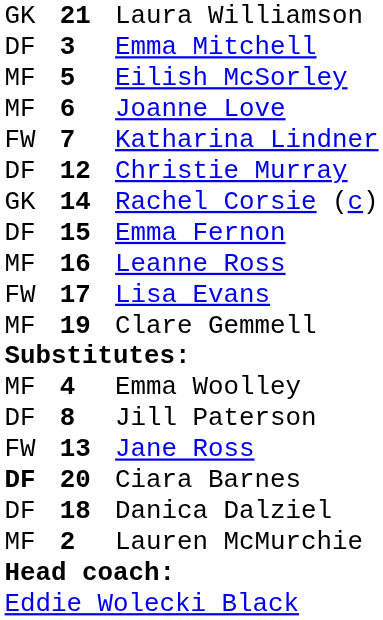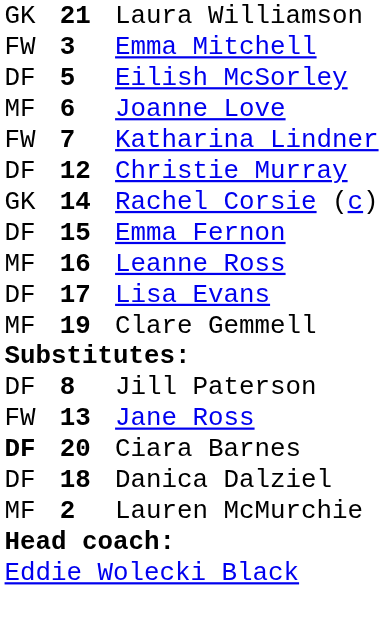(20, 47) DF -> (20, 47) FW
(20, 78) MF -> (20, 78) DF
(20, 295) FW -> (20, 295) DF
- row: (208, 388)
